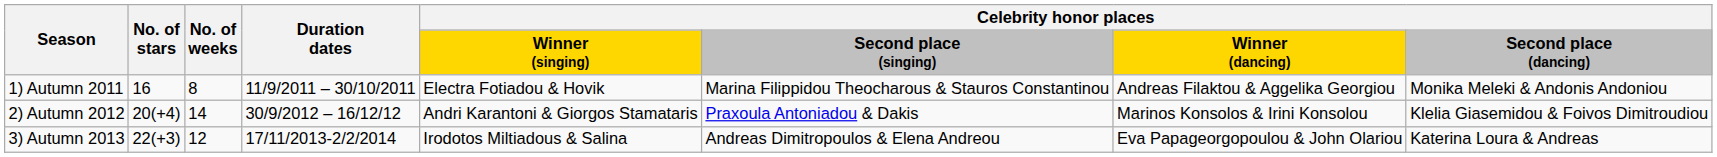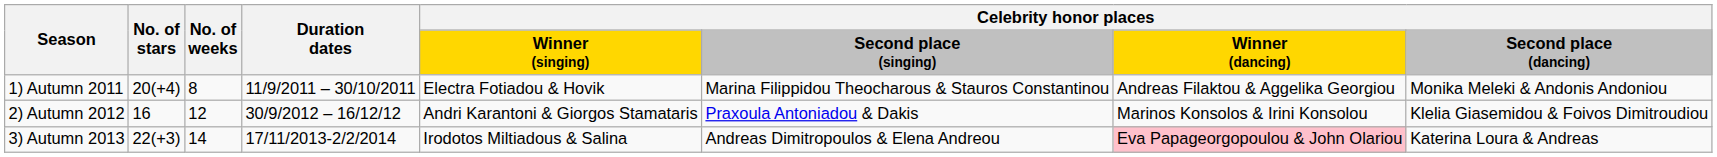(142, 87) 16 -> (156, 87) 20(+4)
(156, 113) 20(+4) -> (142, 113) 16
(197, 113) 14 -> (197, 113) 12
(197, 139) 12 -> (197, 139) 14
(1260, 139) no background -> (1260, 139) pink background
